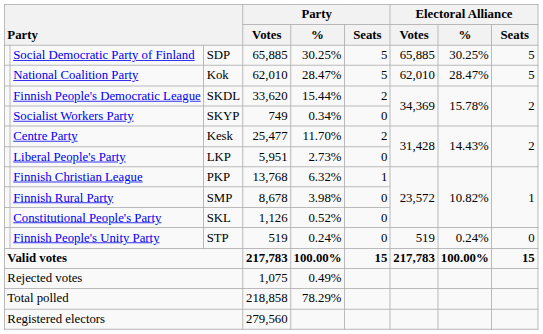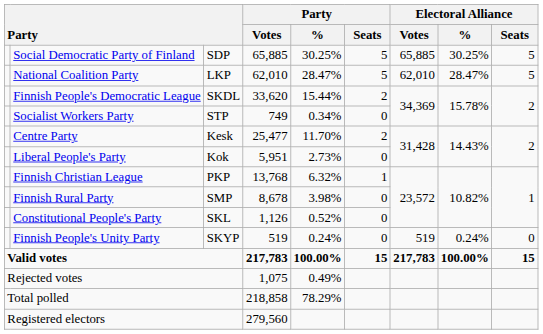(218, 75) Kok -> (219, 75) LKP
(223, 116) SKYP -> (218, 116) STP
(219, 156) LKP -> (218, 156) Kok
(218, 237) STP -> (223, 237) SKYP
